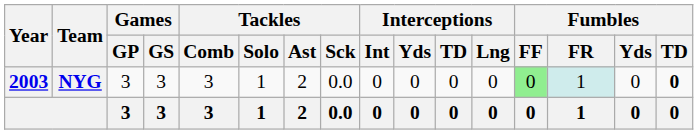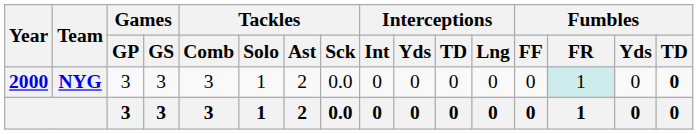(29, 81) 2003 -> (29, 81) 2000
(531, 81) lightgreen background -> (531, 81) no background
